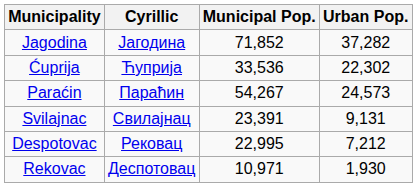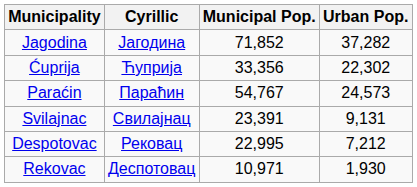(259, 67) 33,536 -> (259, 67) 33,356
(259, 93) 54,267 -> (259, 93) 54,767
